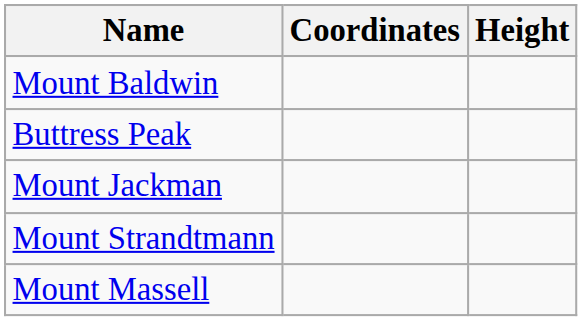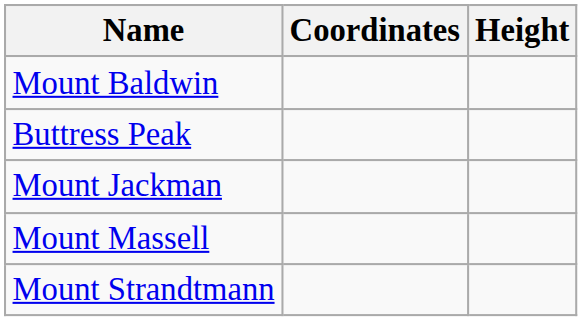rows swapped: (144, 237) <-> (111, 289)
